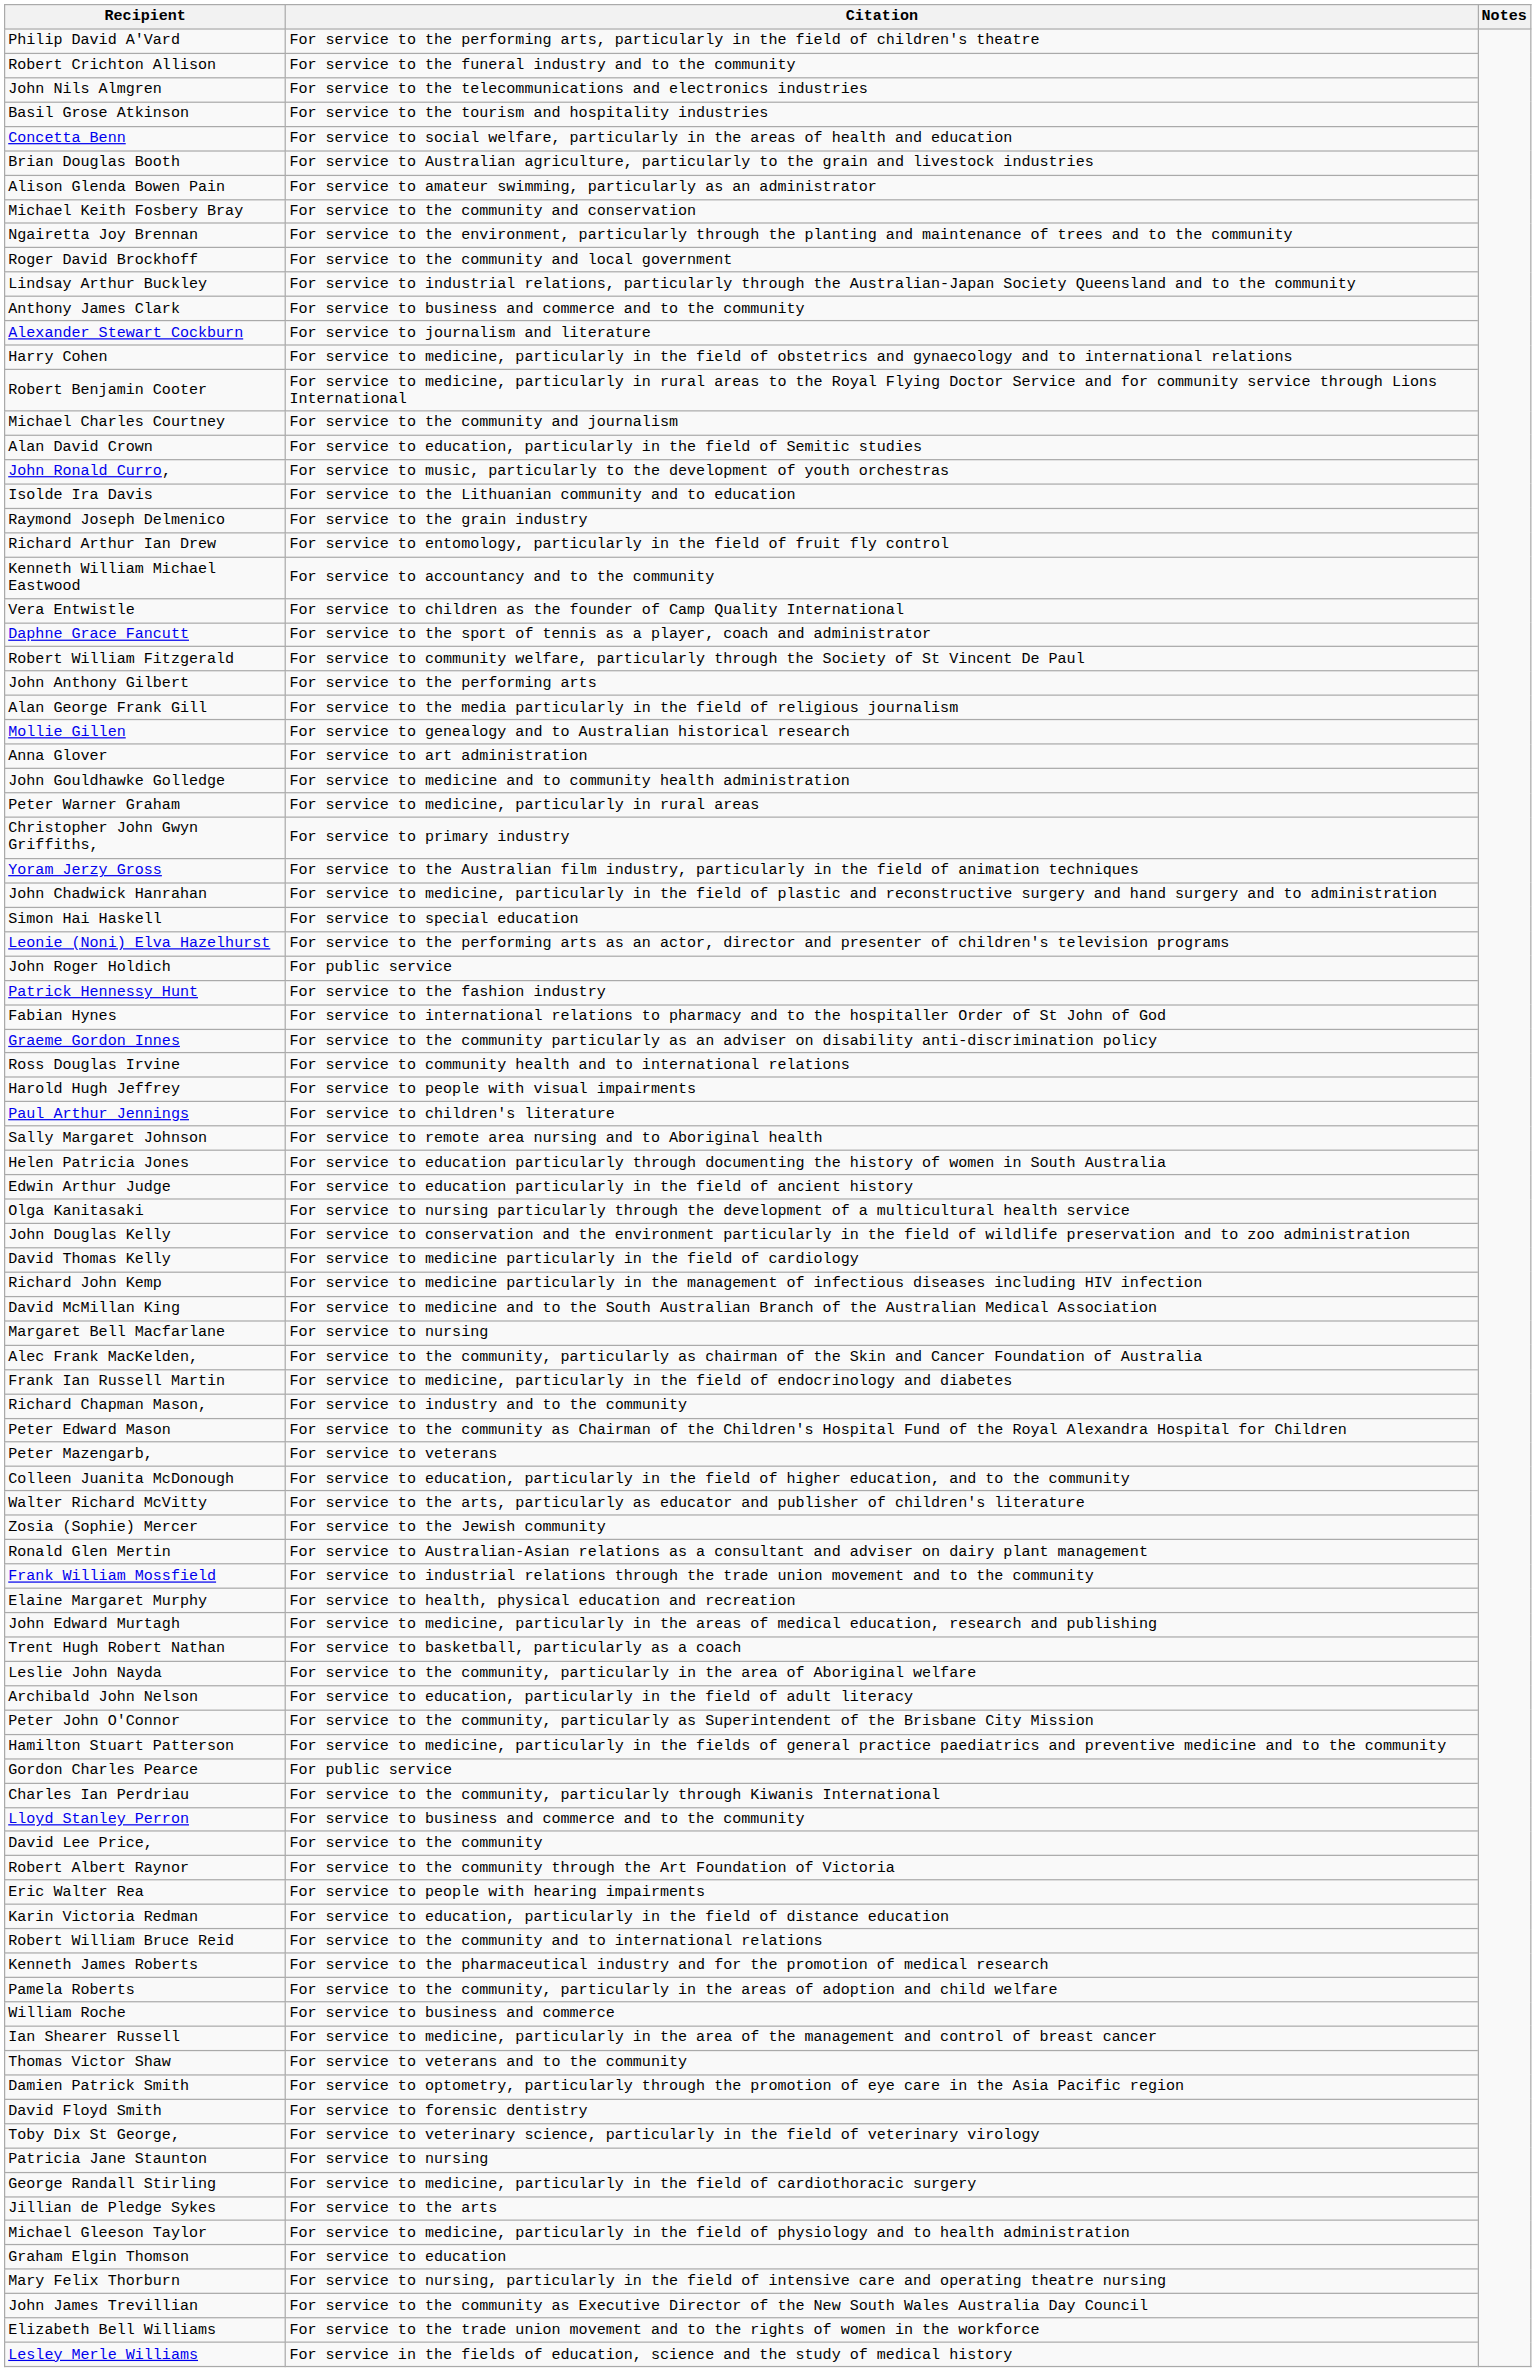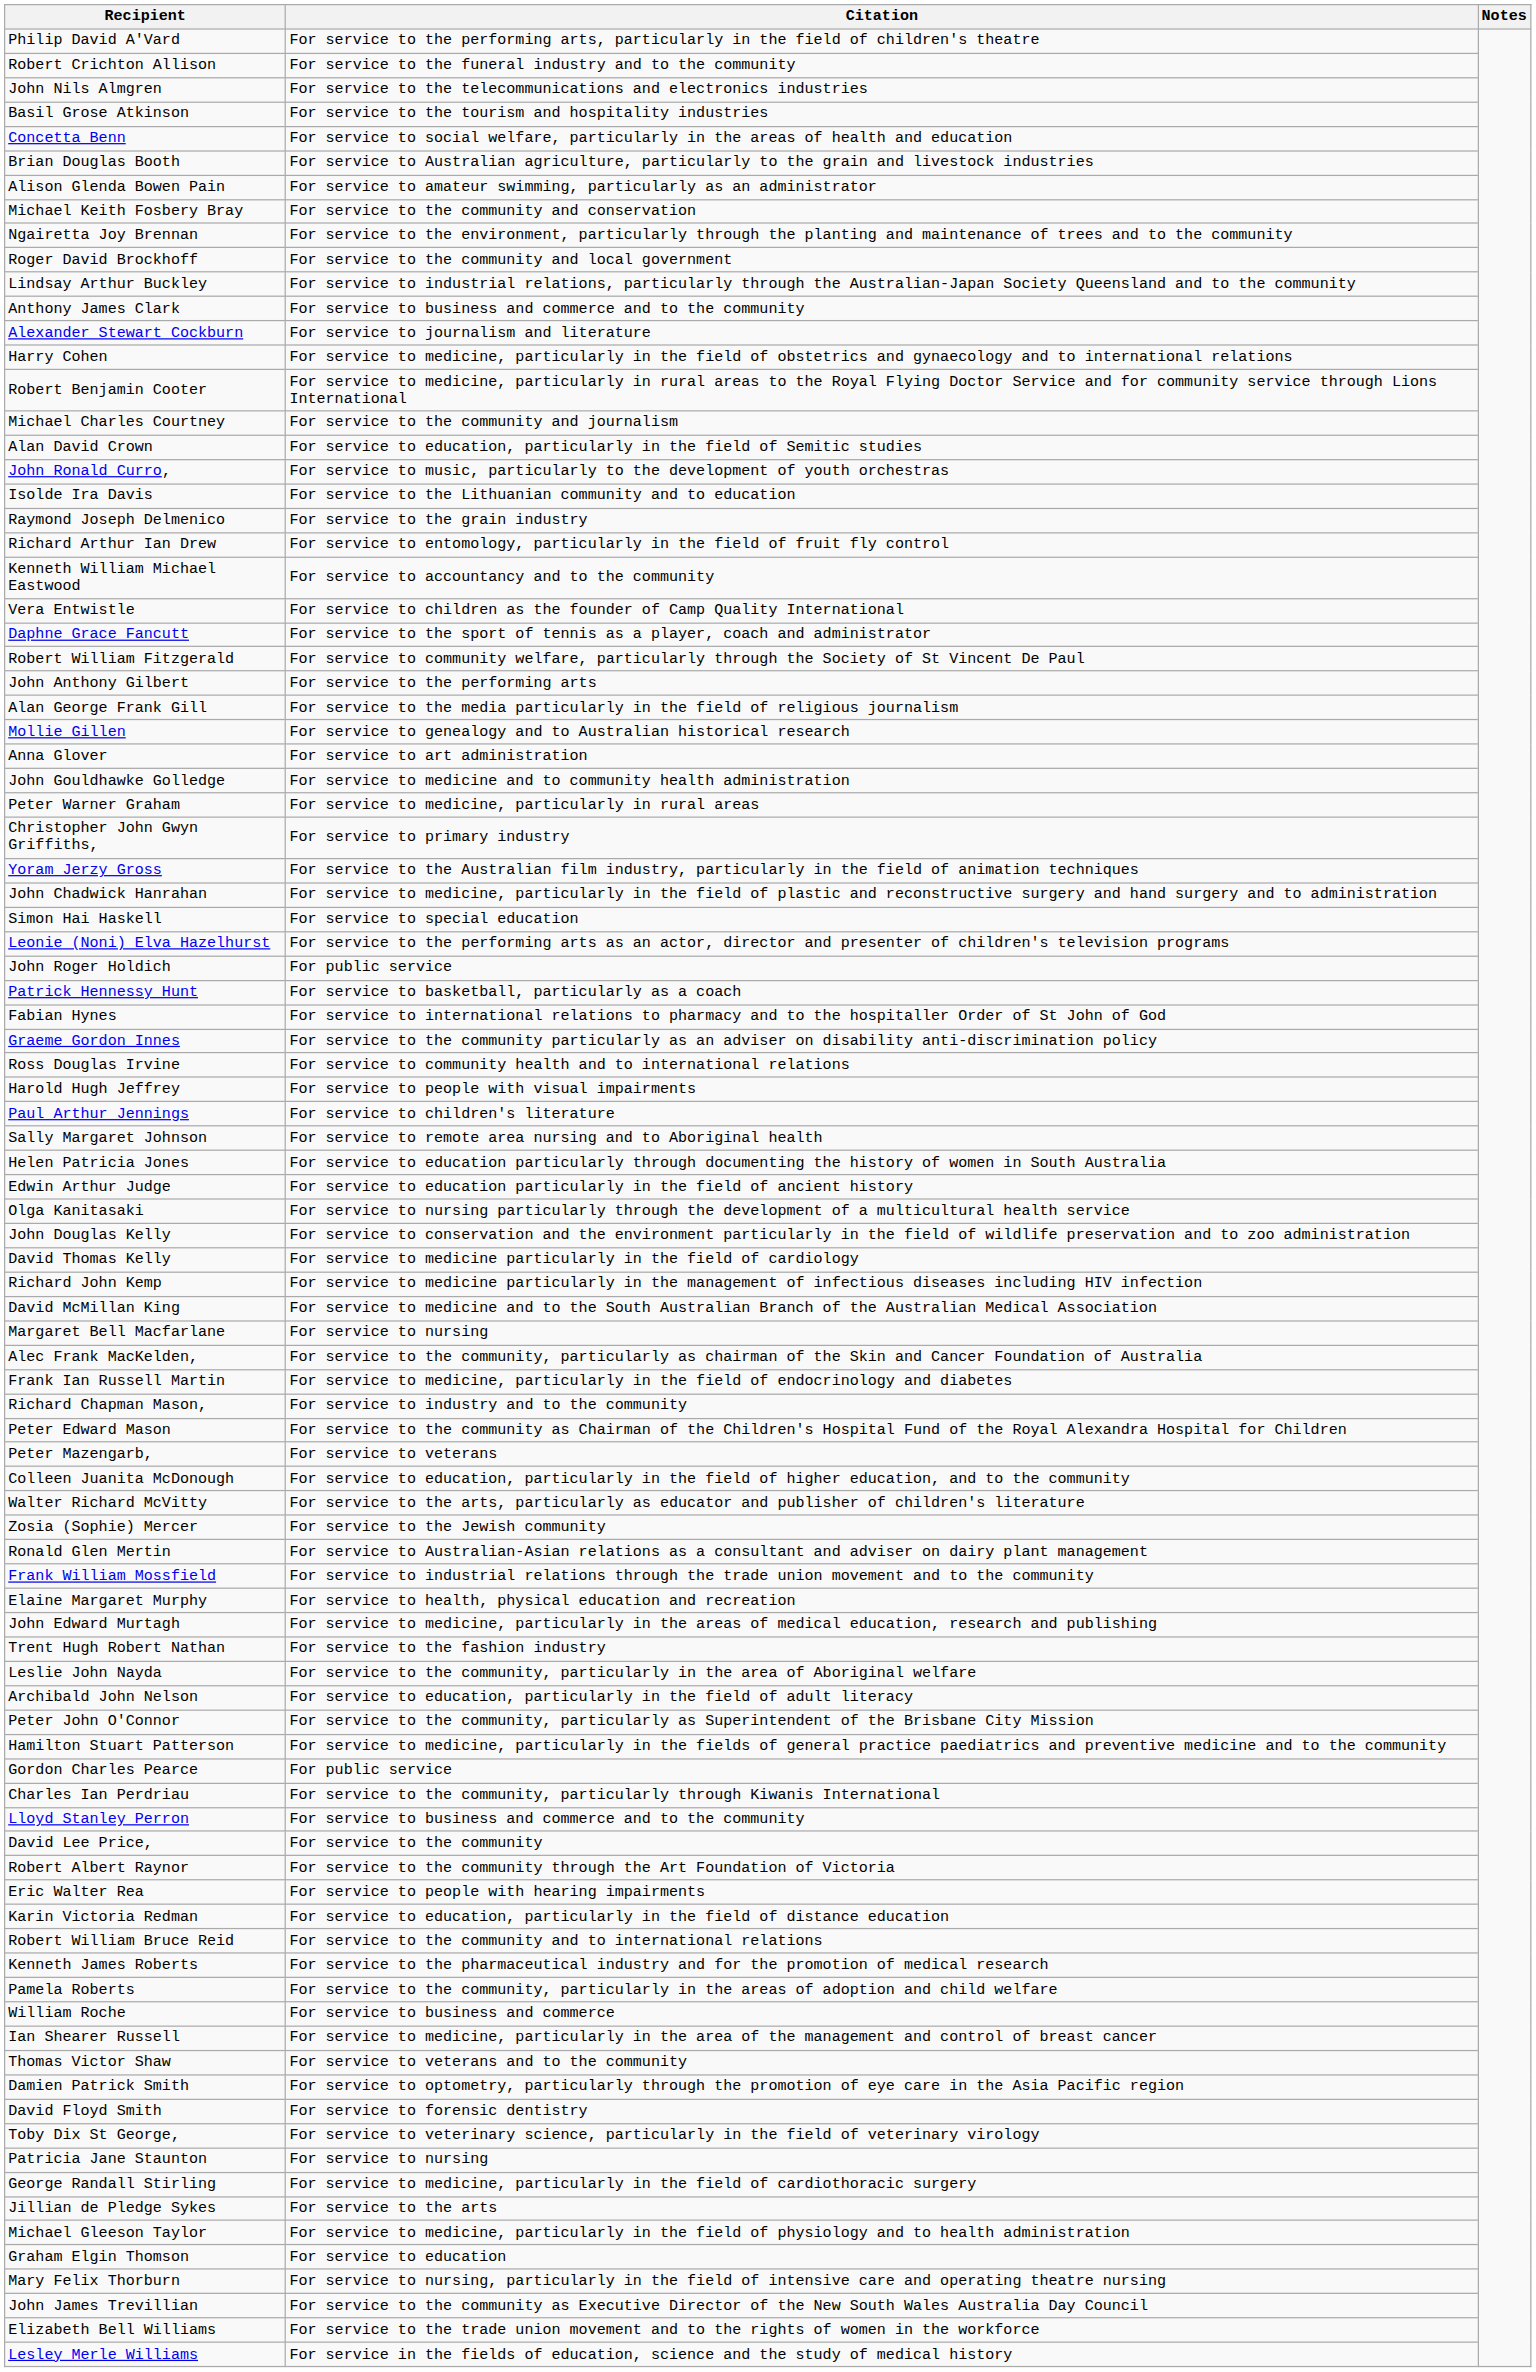(448, 993) For service to the fashion industry -> (515, 993) For service to basketball, particularly as a coach
(515, 1649) For service to basketball, particularly as a coach -> (448, 1649) For service to the fashion industry
